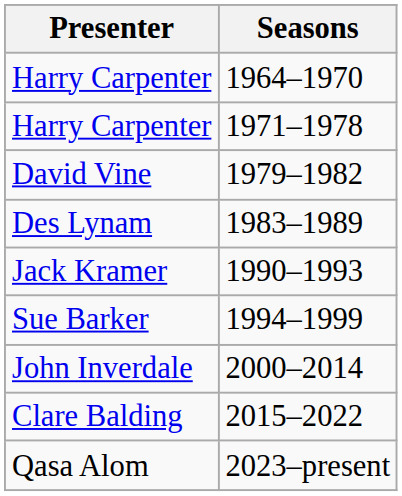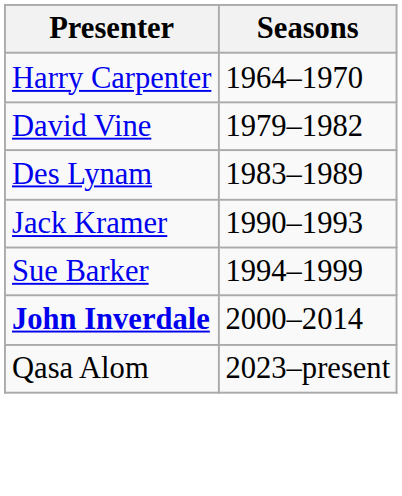- row: (294, 125)
(102, 367) normal -> (111, 319) bold
- row: (294, 416)
